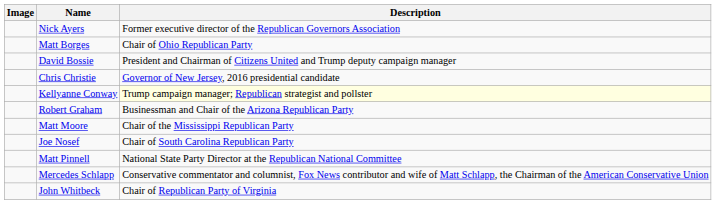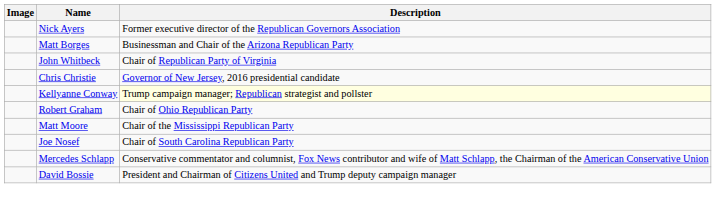(187, 45) Chair of Ohio Republican Party -> (238, 45) Businessman and Chair of the Arizona Republican Party
rows swapped: (66, 61) <-> (69, 191)
(238, 110) Businessman and Chair of the Arizona Republican Party -> (187, 110) Chair of Ohio Republican Party
- row: (64, 158)
